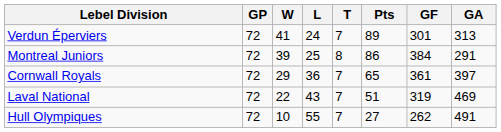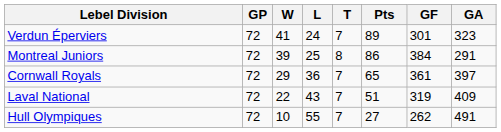(465, 35) 313 -> (465, 35) 323
(465, 96) 469 -> (465, 96) 409
